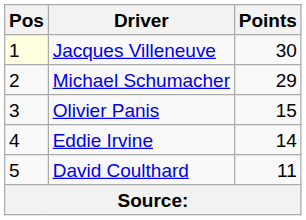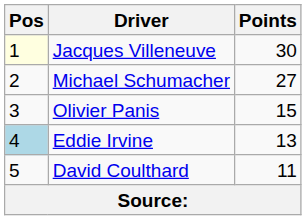(286, 80) 29 -> (286, 80) 27
(14, 140) no background -> (14, 140) lightblue background
(286, 140) 14 -> (286, 140) 13
